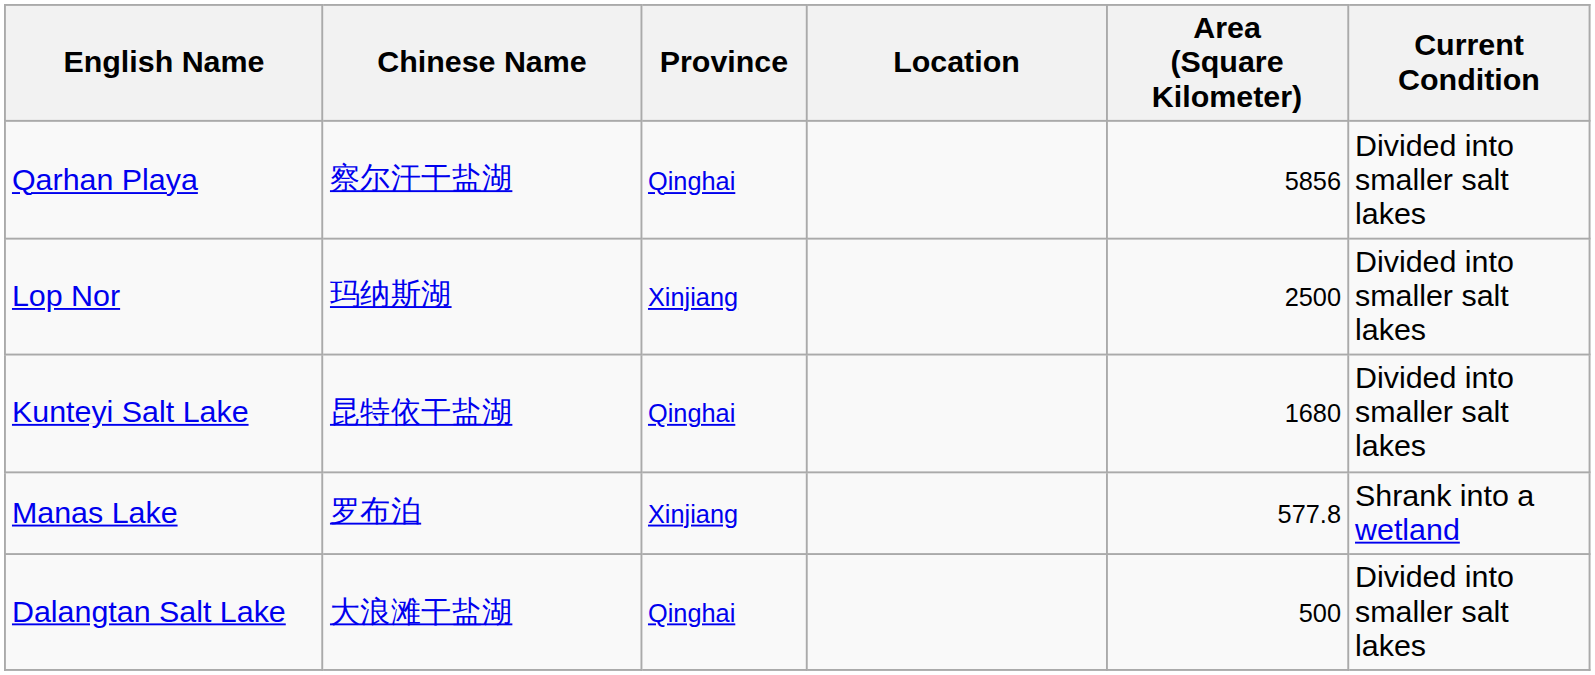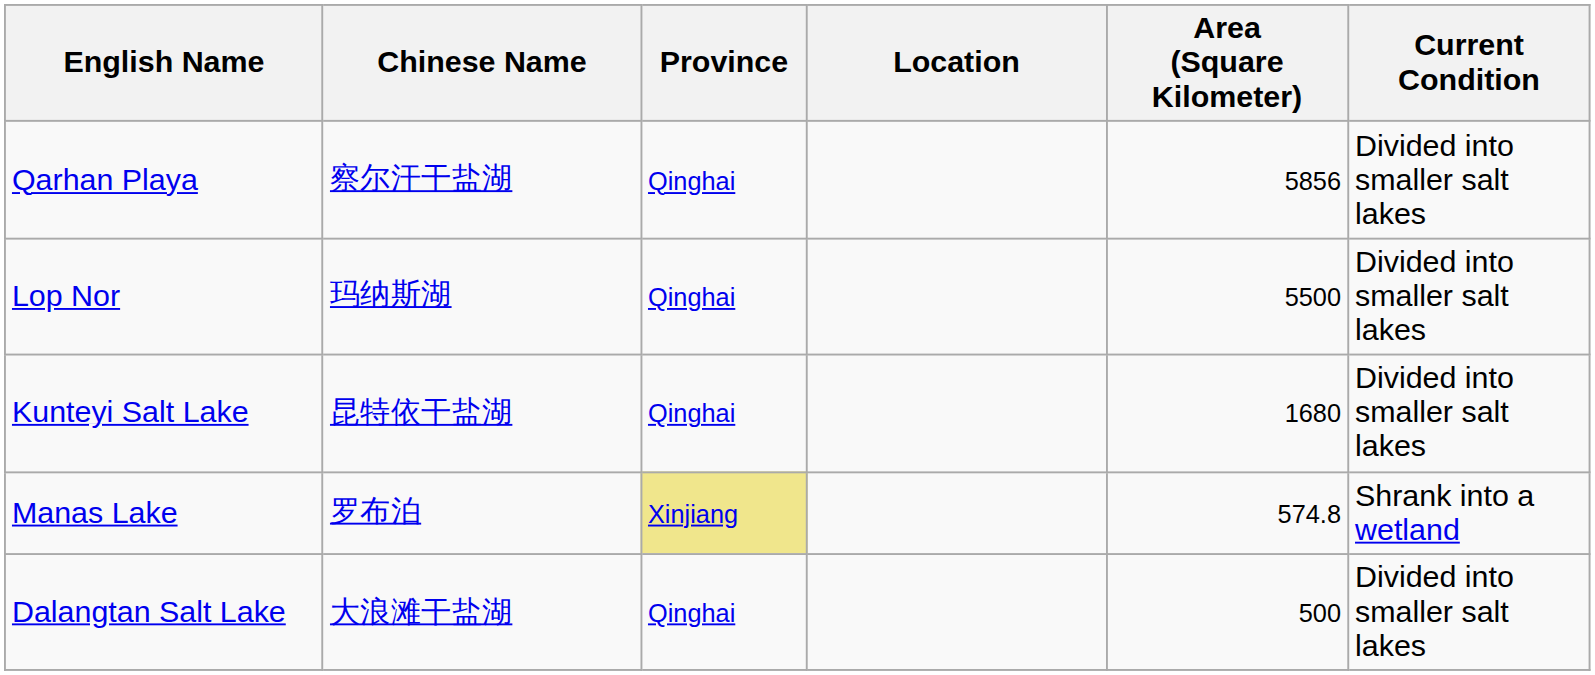(693, 297) Xinjiang -> (692, 297) Qinghai
(1313, 297) 2500 -> (1313, 297) 5500
(693, 514) no background -> (693, 514) khaki background
(1309, 514) 577.8 -> (1309, 514) 574.8
